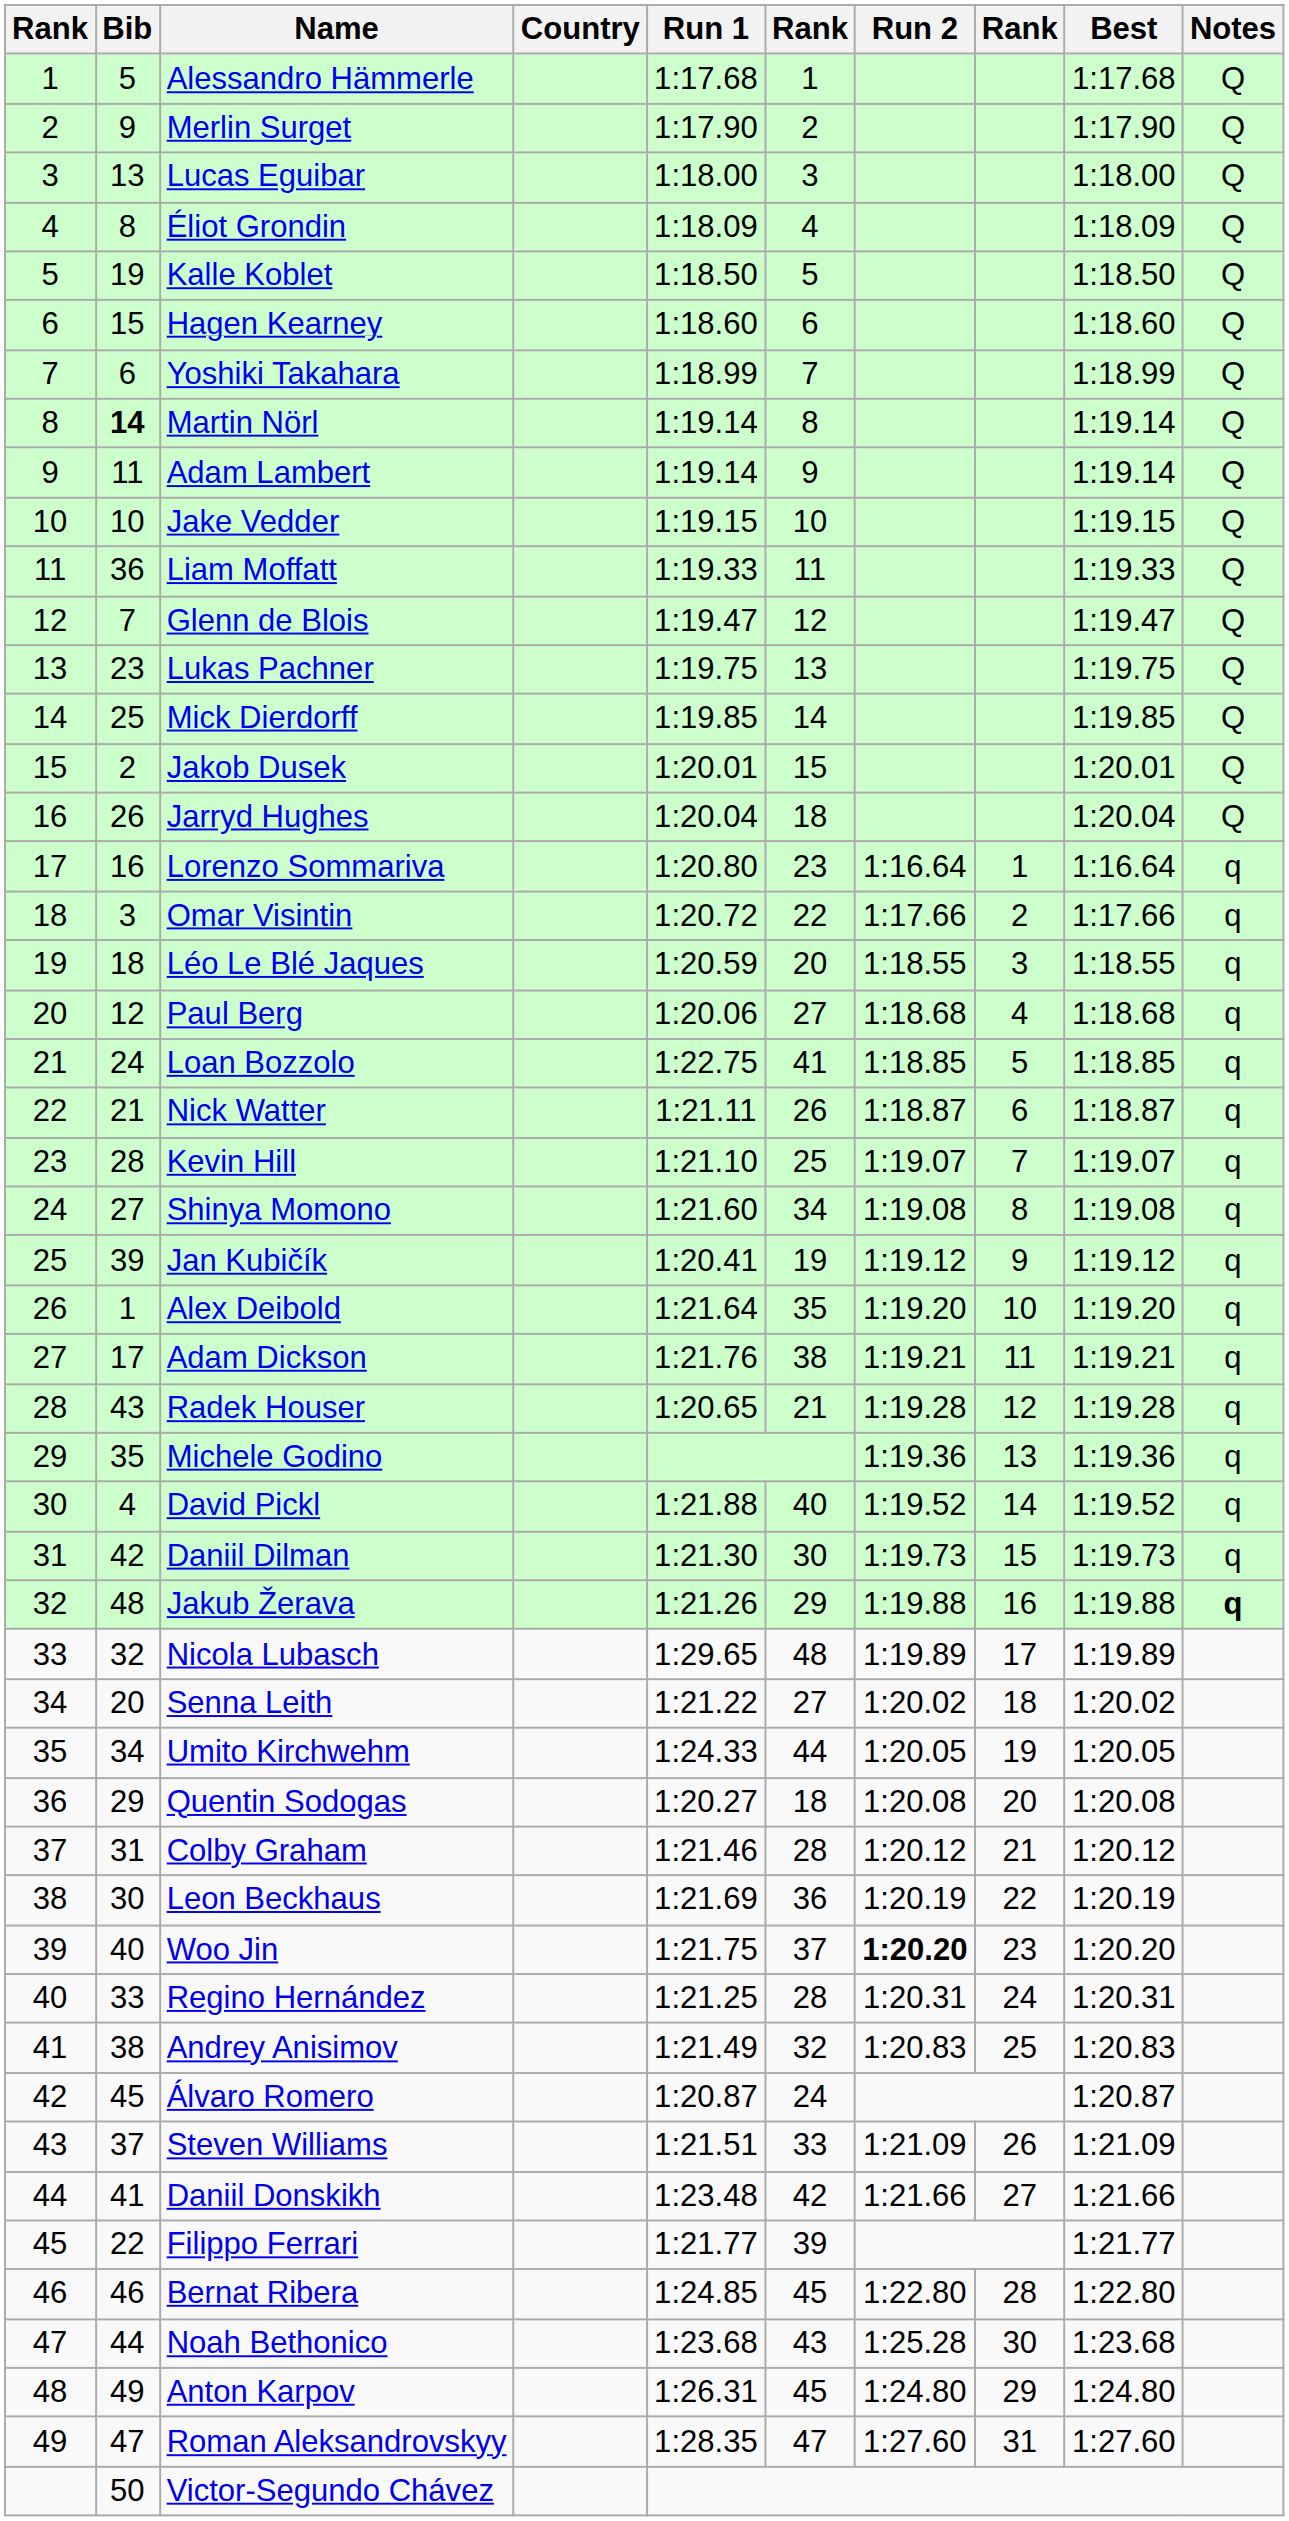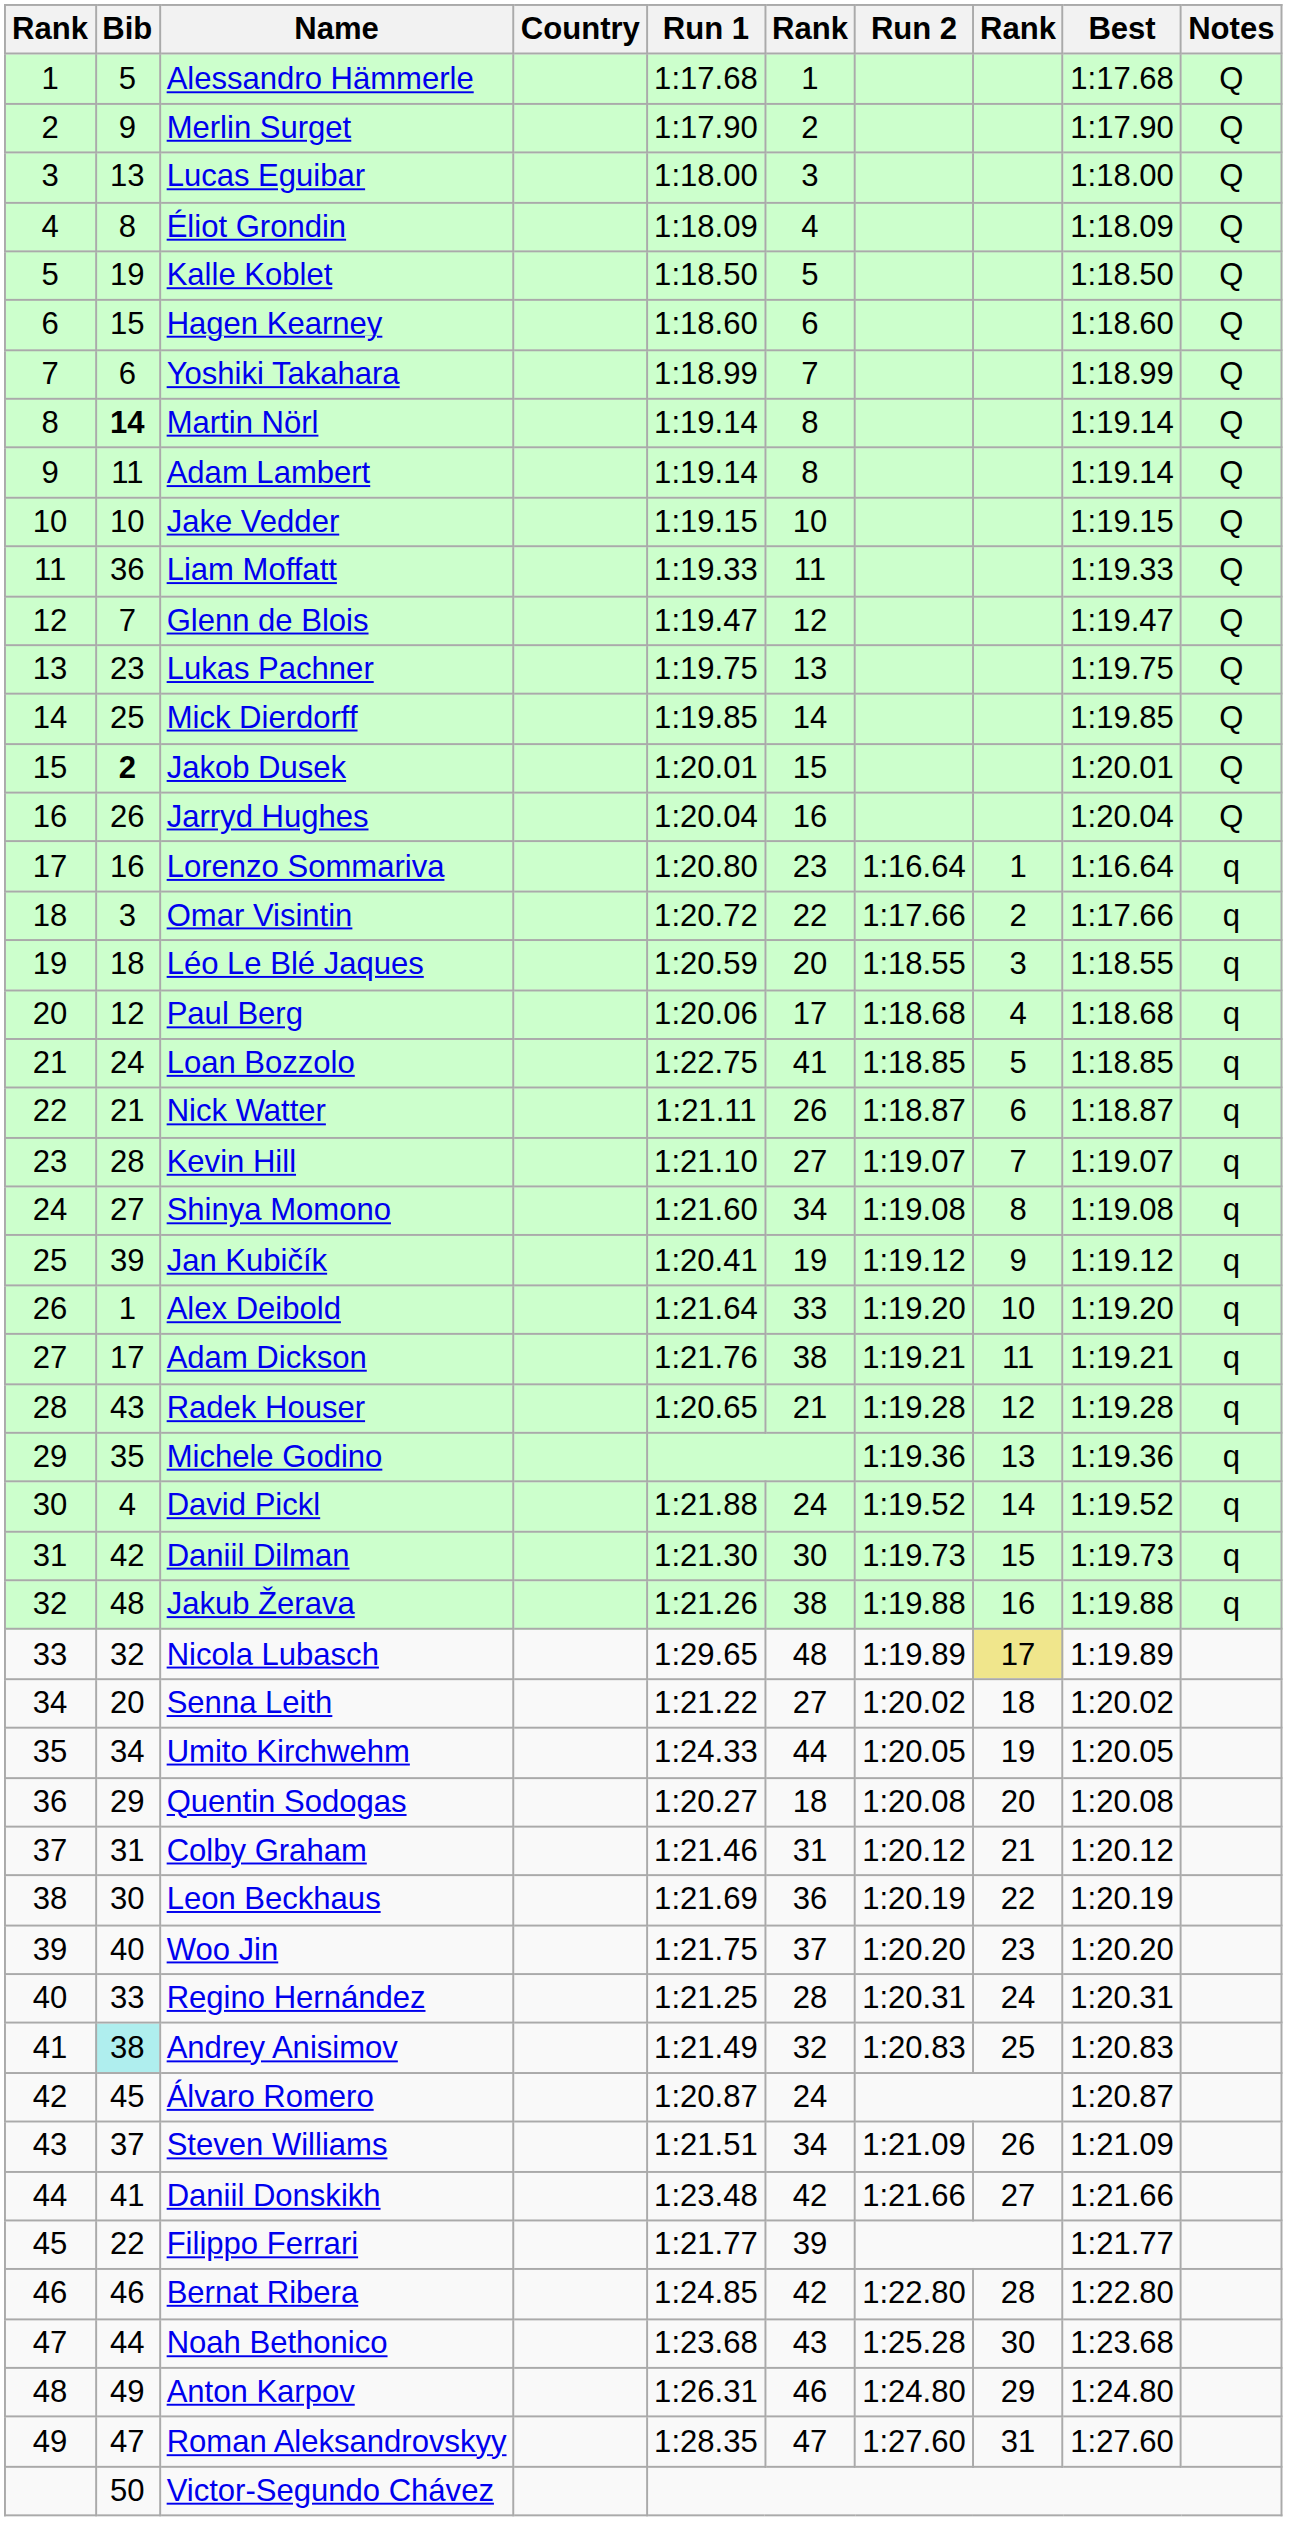(810, 472) 9 -> (810, 472) 8
(127, 767) normal -> (127, 767) bold
(810, 816) 18 -> (810, 816) 16
(810, 1013) 27 -> (810, 1013) 17
(810, 1161) 25 -> (810, 1161) 27
(810, 1309) 35 -> (810, 1309) 33
(810, 1505) 40 -> (810, 1505) 24
(810, 1604) 29 -> (810, 1604) 38
(1233, 1604) bold -> (1231, 1604) normal
(1020, 1653) no background -> (1018, 1653) khaki background
(810, 1850) 28 -> (810, 1850) 31
(915, 1948) bold -> (914, 1948) normal
(127, 2047) no background -> (127, 2047) paleturquoise background
(810, 2145) 33 -> (810, 2145) 34
(810, 2293) 45 -> (810, 2293) 42
(810, 2392) 45 -> (810, 2392) 46
